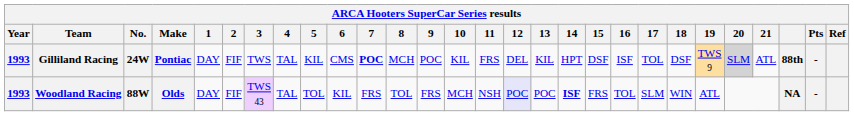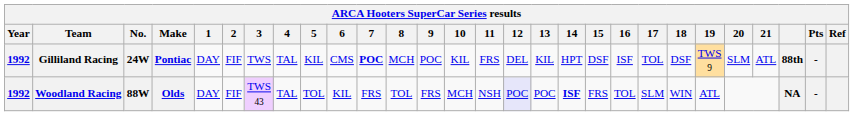(18, 60) 1993 -> (18, 60) 1992
(739, 60) lightgrey background -> (739, 60) no background
(18, 94) 1993 -> (18, 94) 1992
